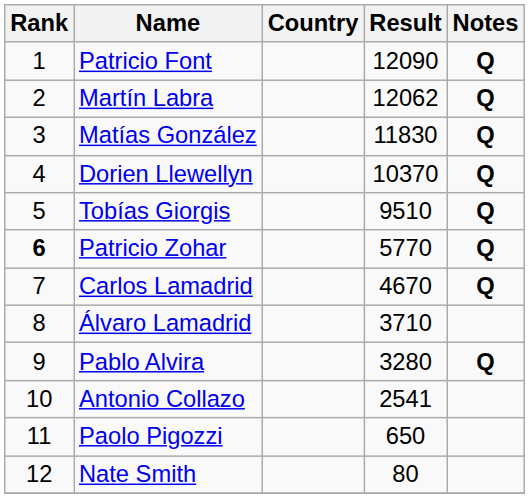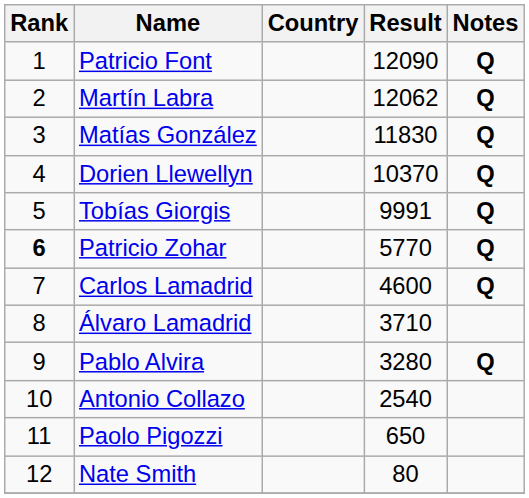(405, 211) 9510 -> (405, 211) 9991
(405, 286) 4670 -> (405, 286) 4600
(405, 398) 2541 -> (405, 398) 2540
